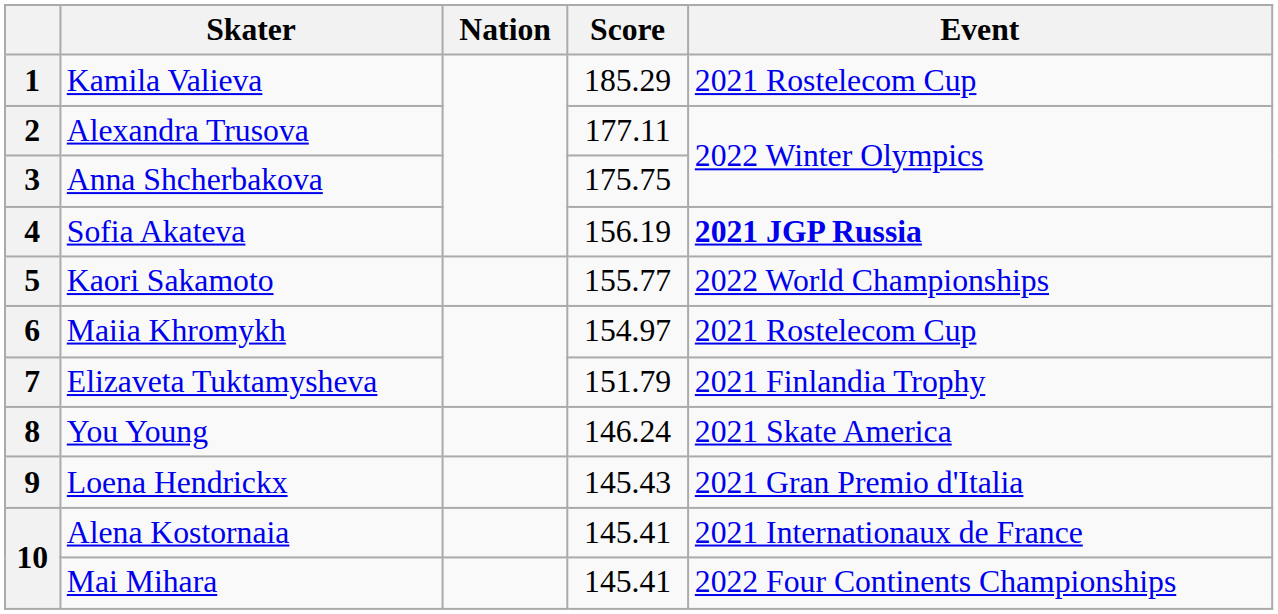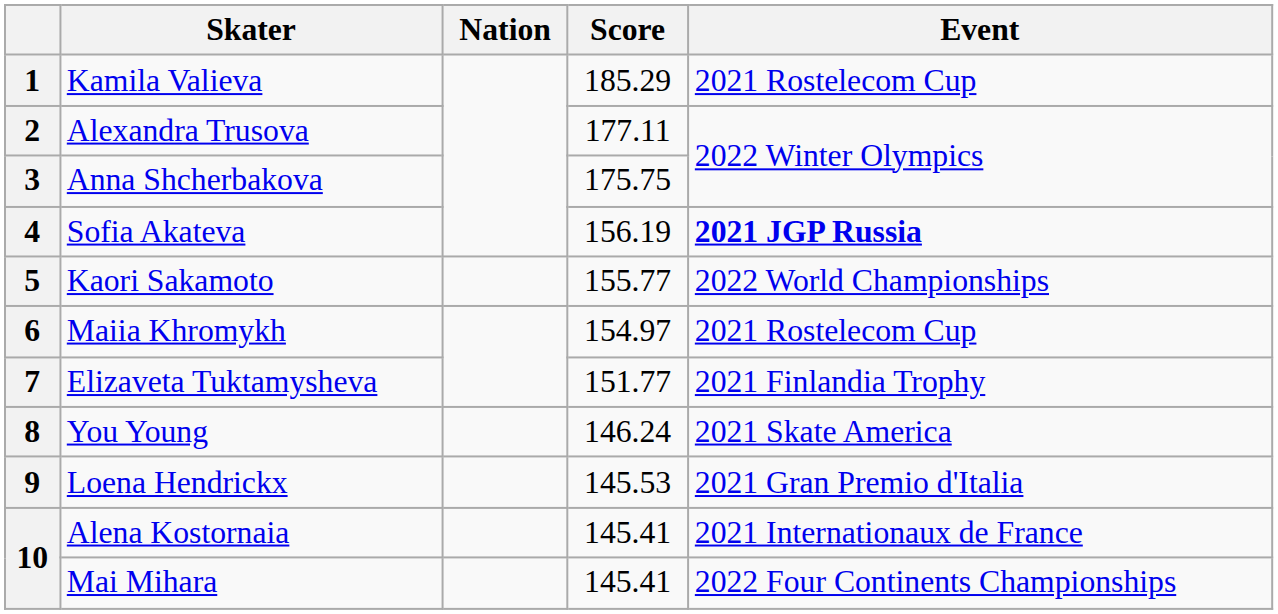(628, 381) 151.79 -> (628, 381) 151.77
(628, 481) 145.43 -> (628, 481) 145.53
